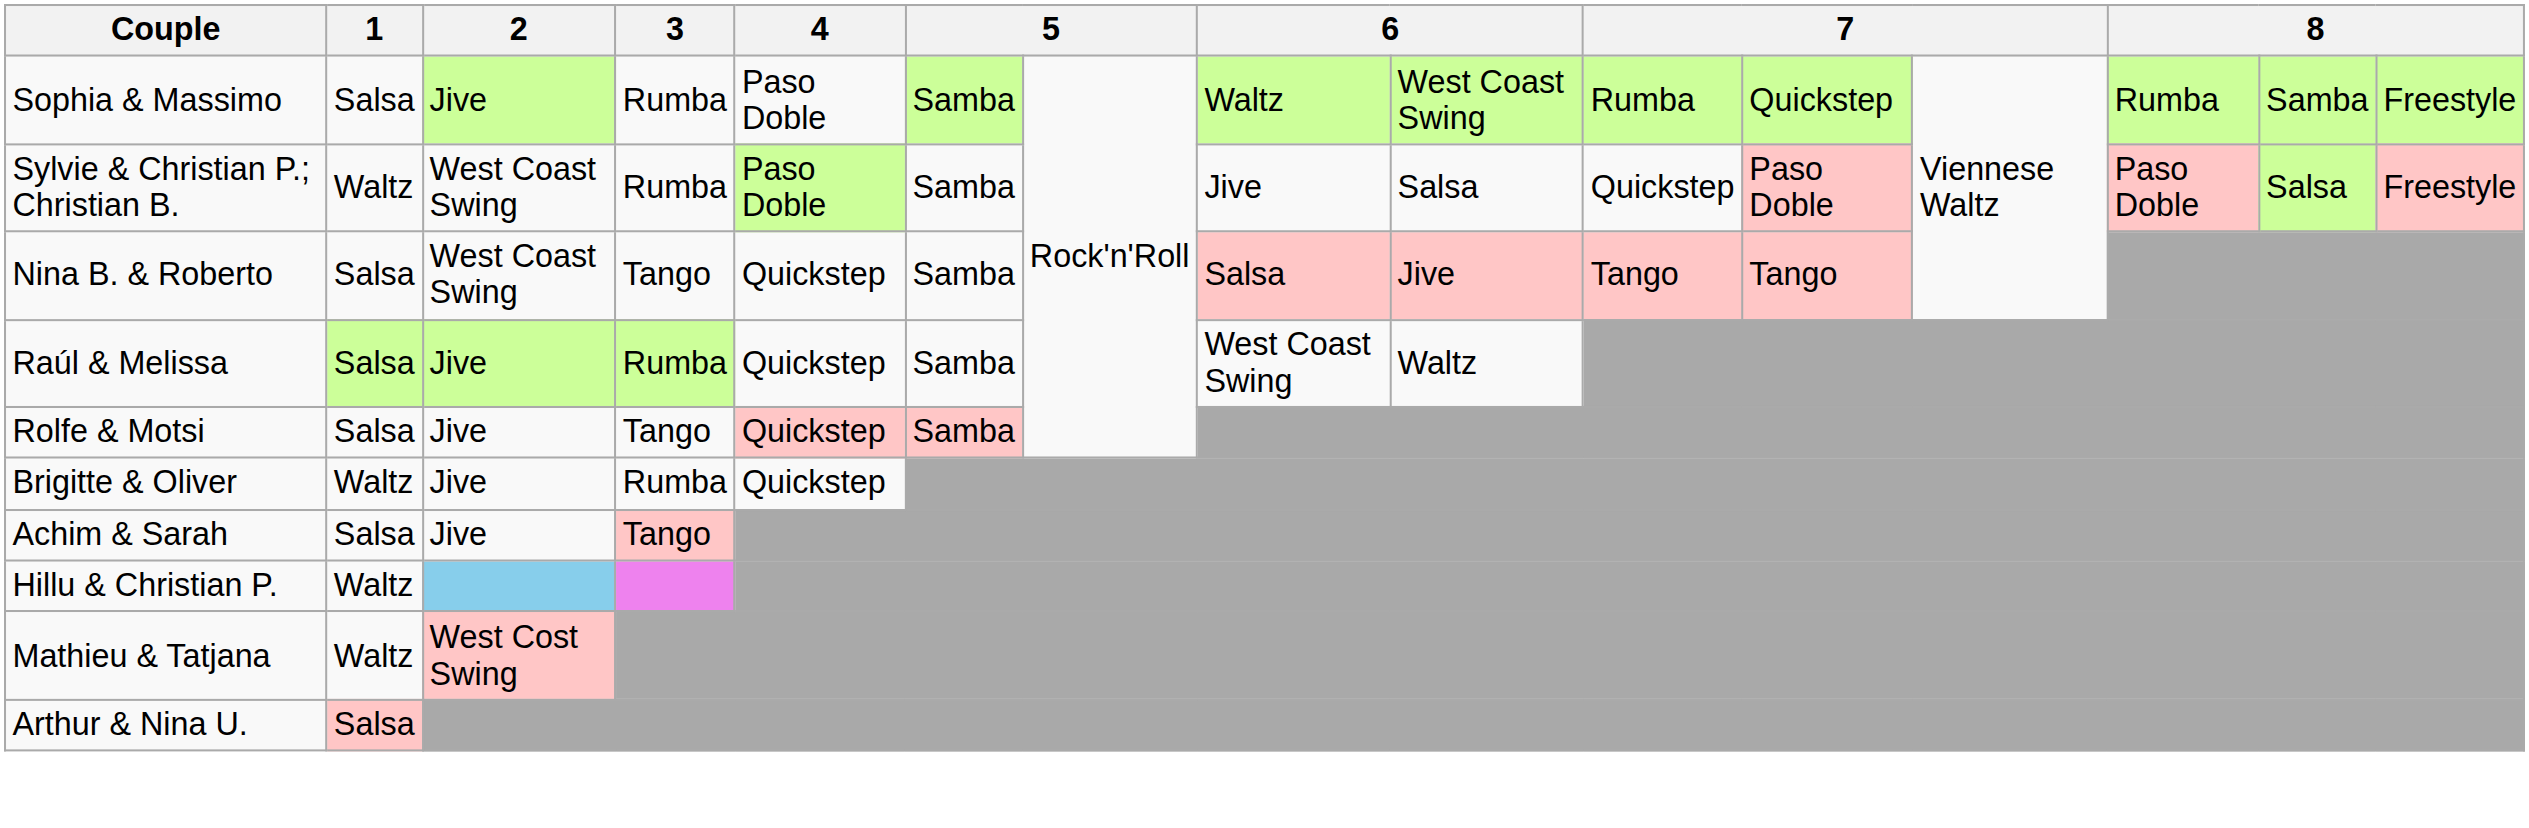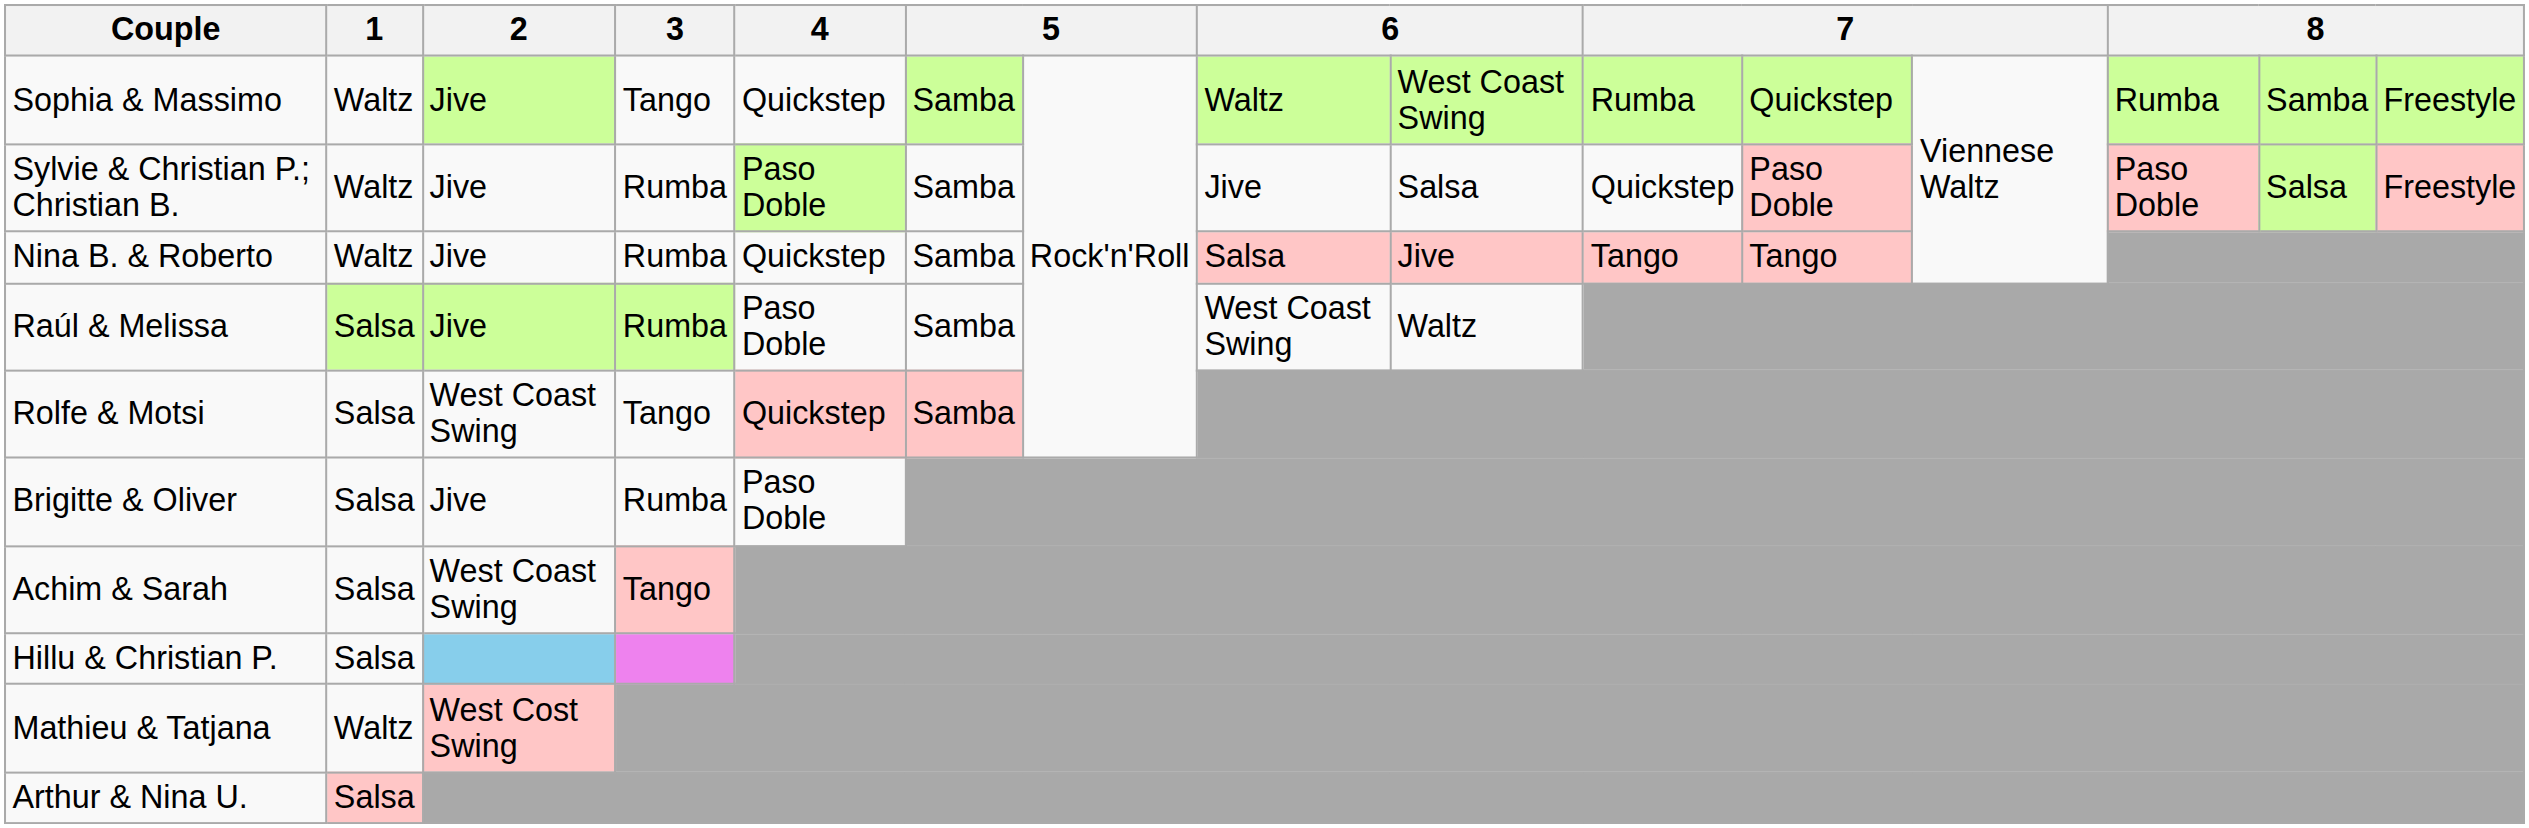(374, 99) Salsa -> (374, 99) Waltz
(675, 99) Rumba -> (667, 99) Tango
(784, 99) Paso Doble -> (814, 99) Quickstep
(513, 187) West Coast Swing -> (458, 187) Jive
(374, 274) Salsa -> (374, 256) Waltz
(513, 274) West Coast Swing -> (458, 256) Jive
(667, 274) Tango -> (675, 256) Rumba
(814, 362) Quickstep -> (784, 326) Paso Doble
(458, 431) Jive -> (513, 413) West Coast Swing
(374, 483) Waltz -> (374, 501) Salsa
(814, 483) Quickstep -> (784, 501) Paso Doble
(458, 534) Jive -> (513, 588) West Coast Swing
(374, 585) Waltz -> (374, 658) Salsa
